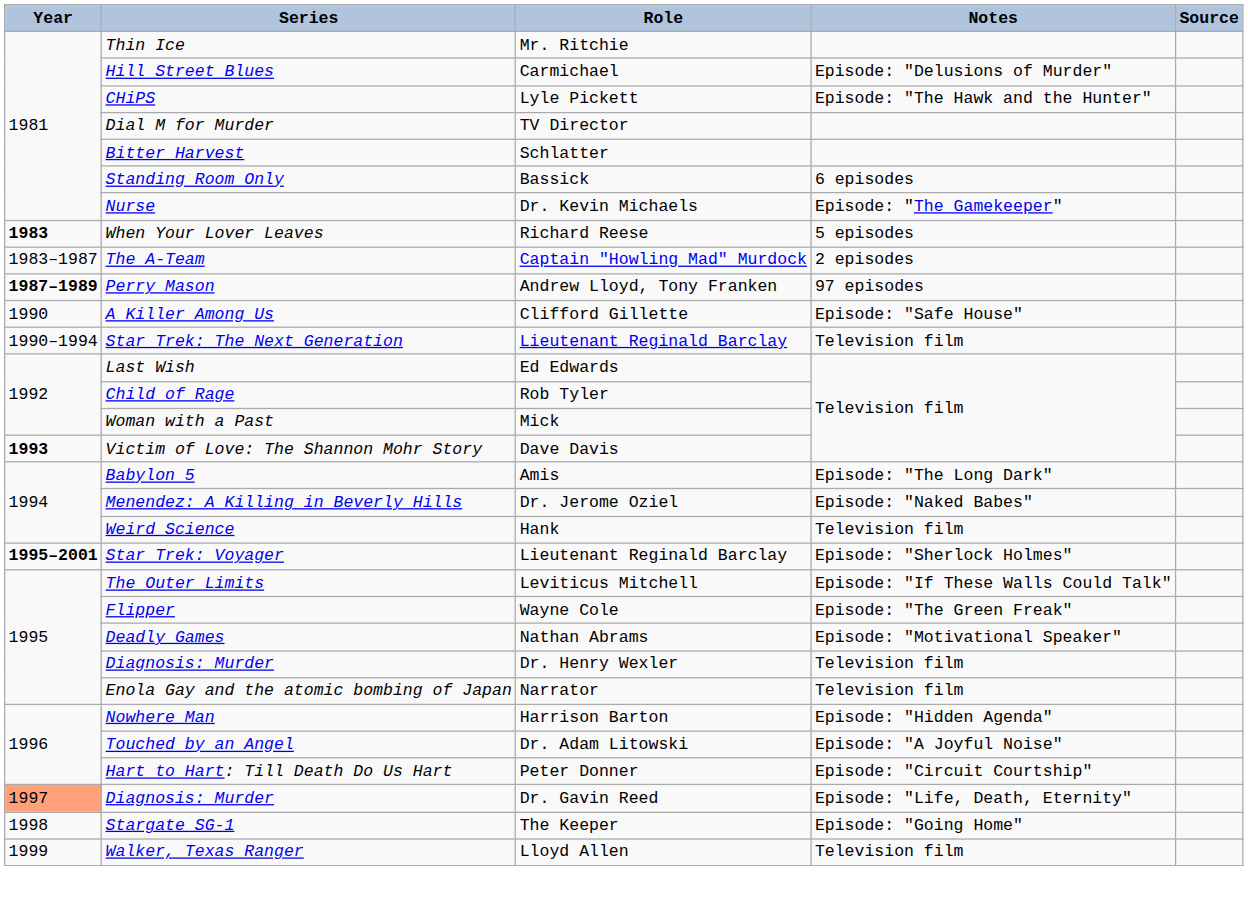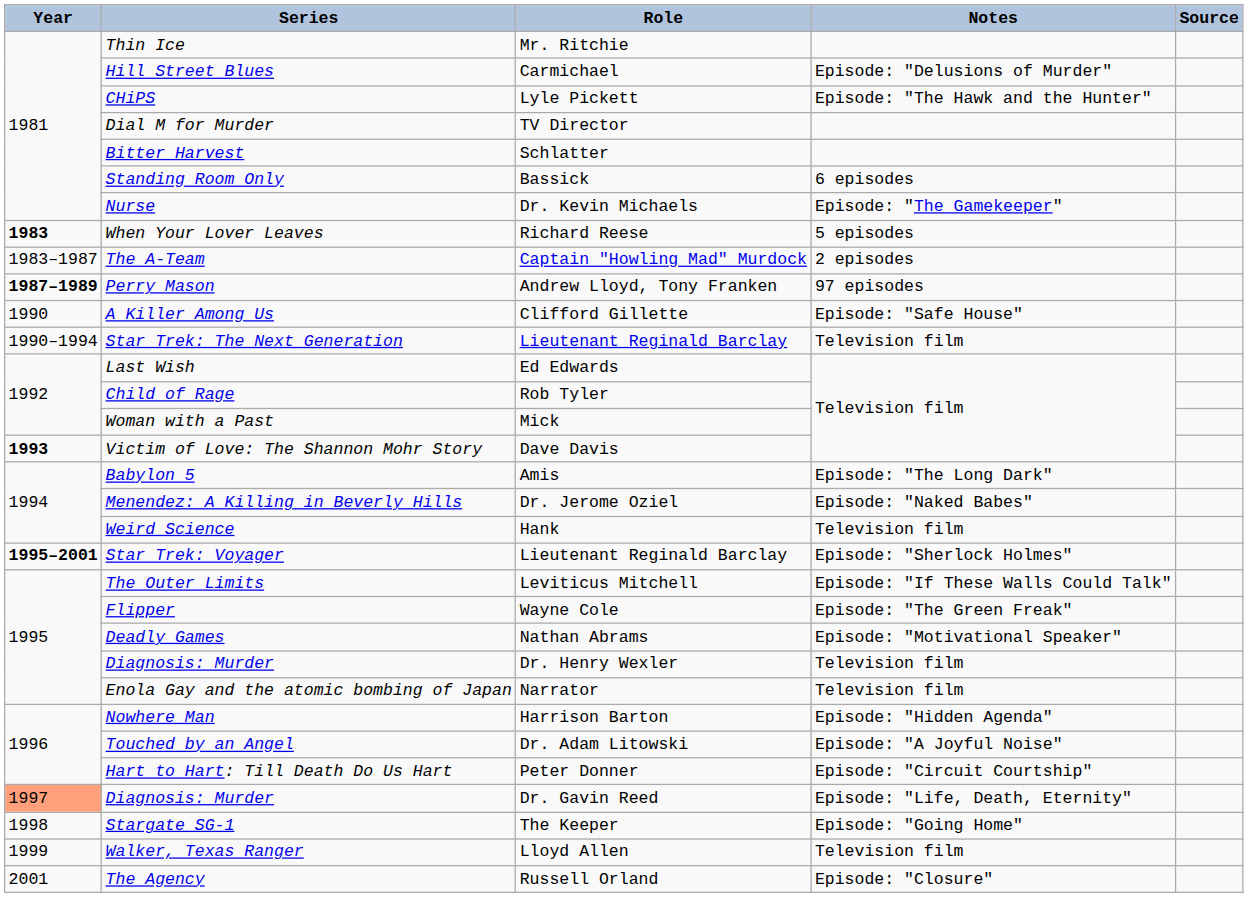+ row: (155, 879)
